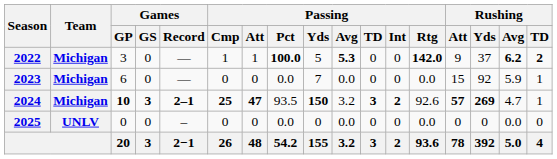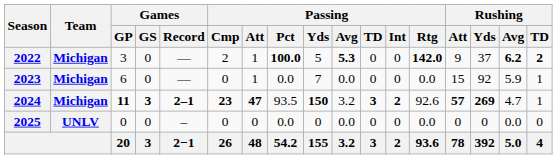(225, 57) 1 -> (225, 57) 2
(255, 79) 0 -> (255, 79) 1
(123, 100) 10 -> (123, 100) 11
(225, 100) 25 -> (225, 100) 23
